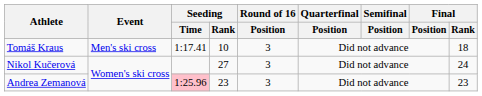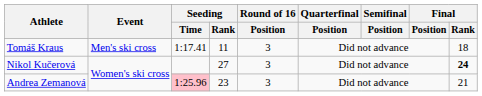(223, 47) 10 -> (223, 47) 11
(463, 65) normal -> (463, 65) bold
(463, 83) 23 -> (463, 83) 21
